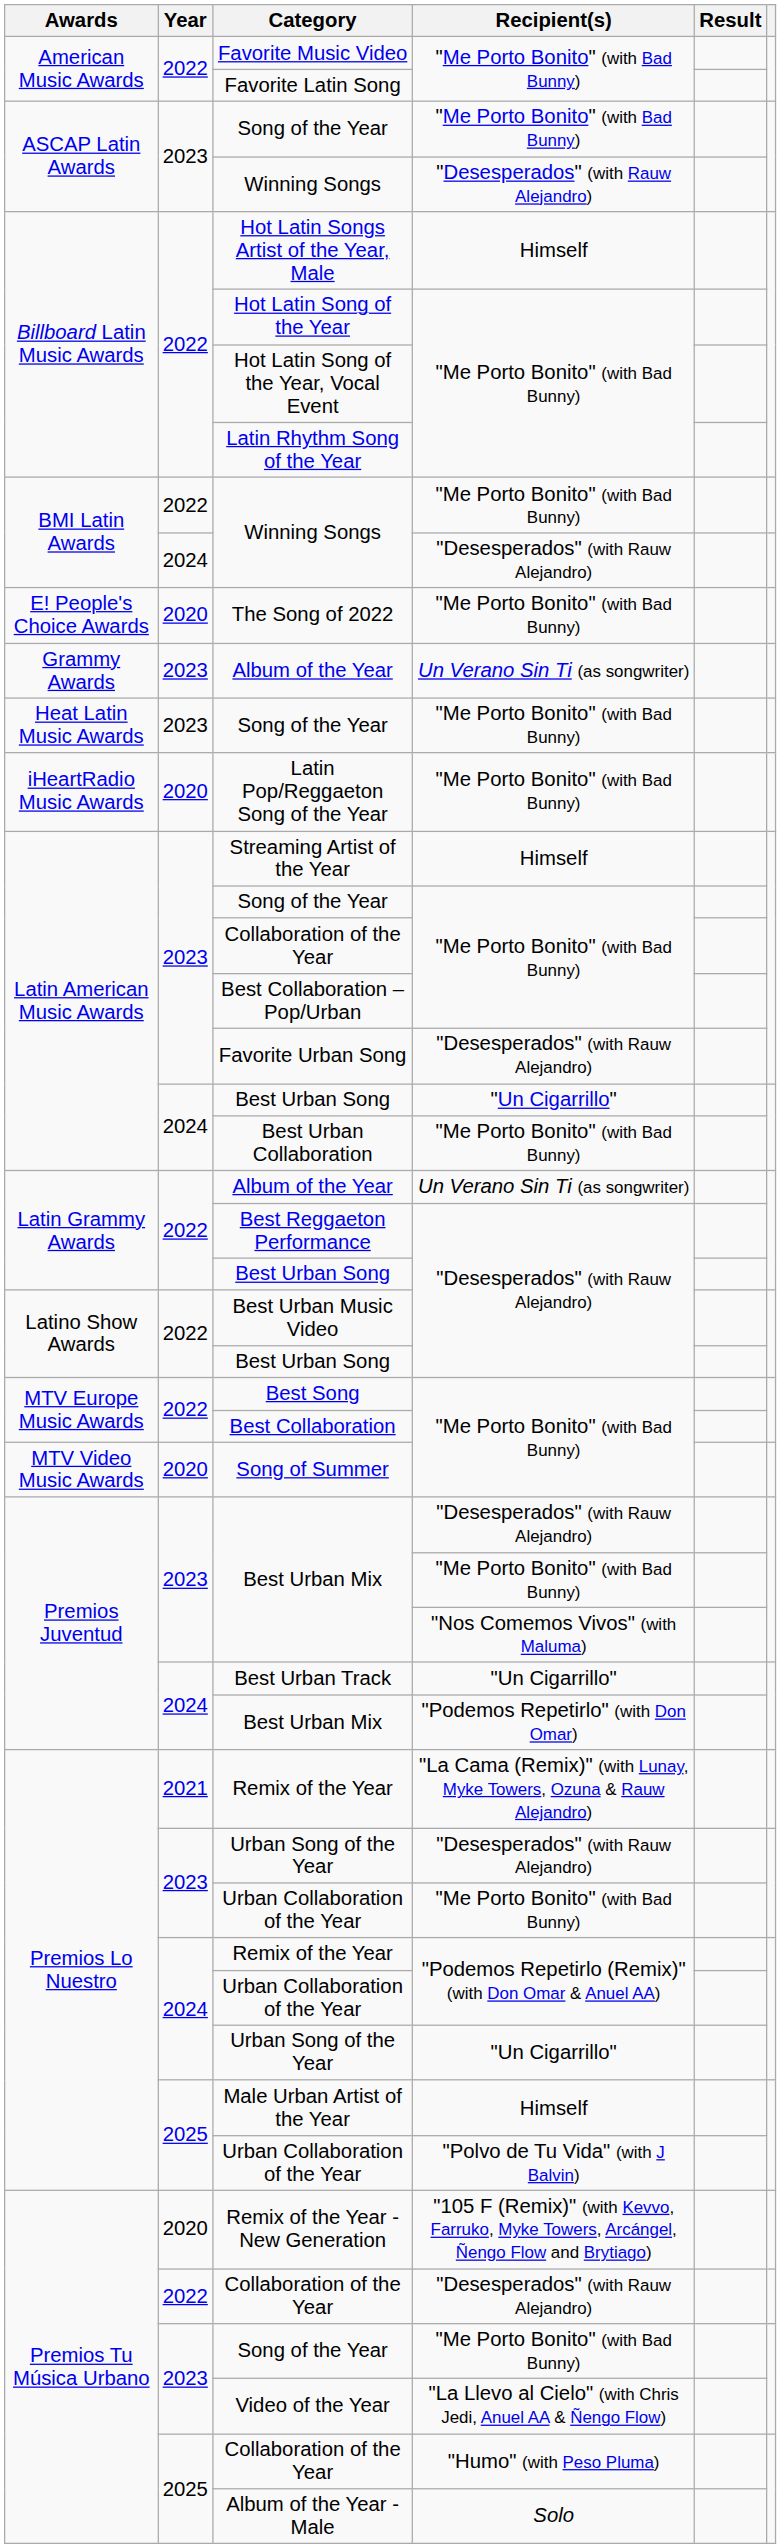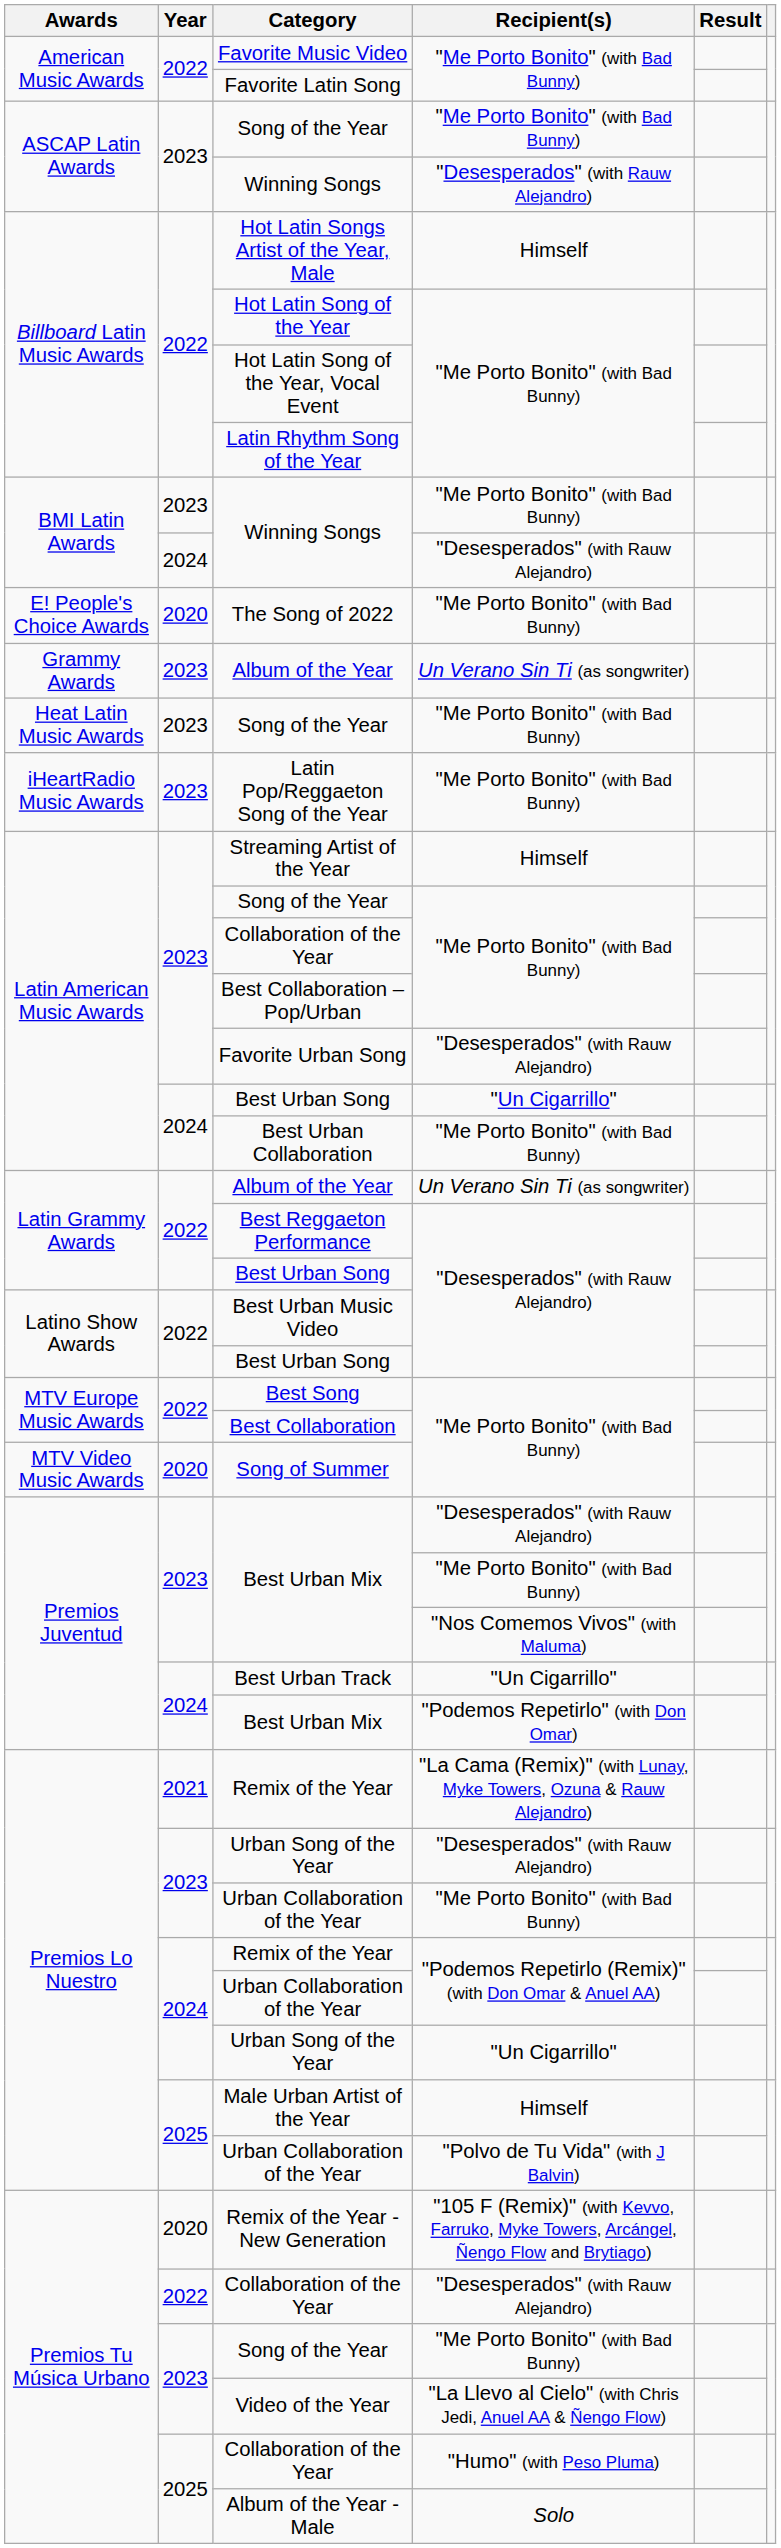(185, 504) 2022 -> (185, 504) 2023
(185, 791) 2020 -> (185, 791) 2023
